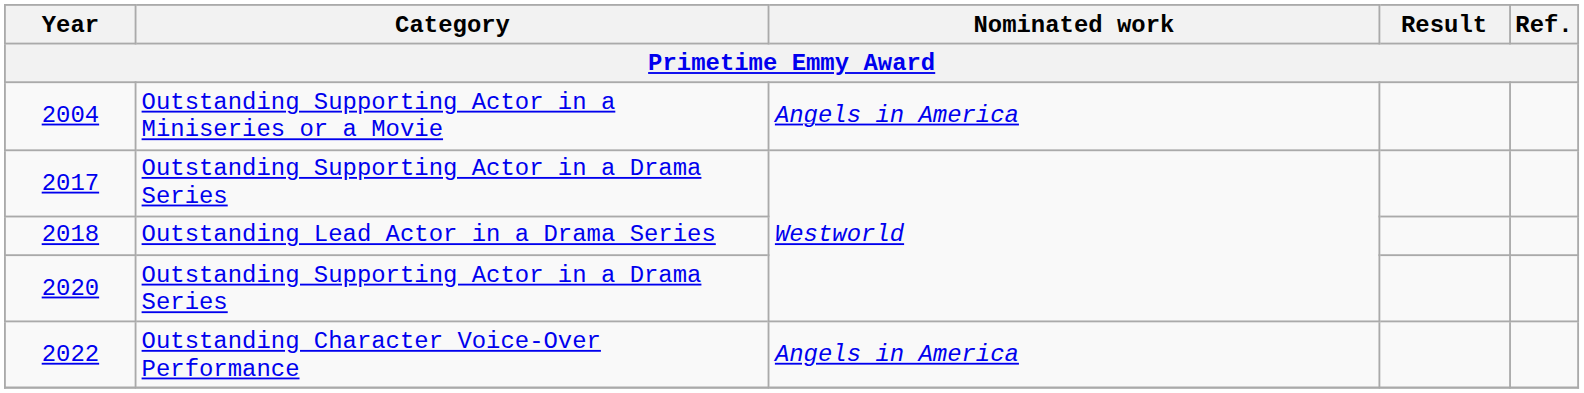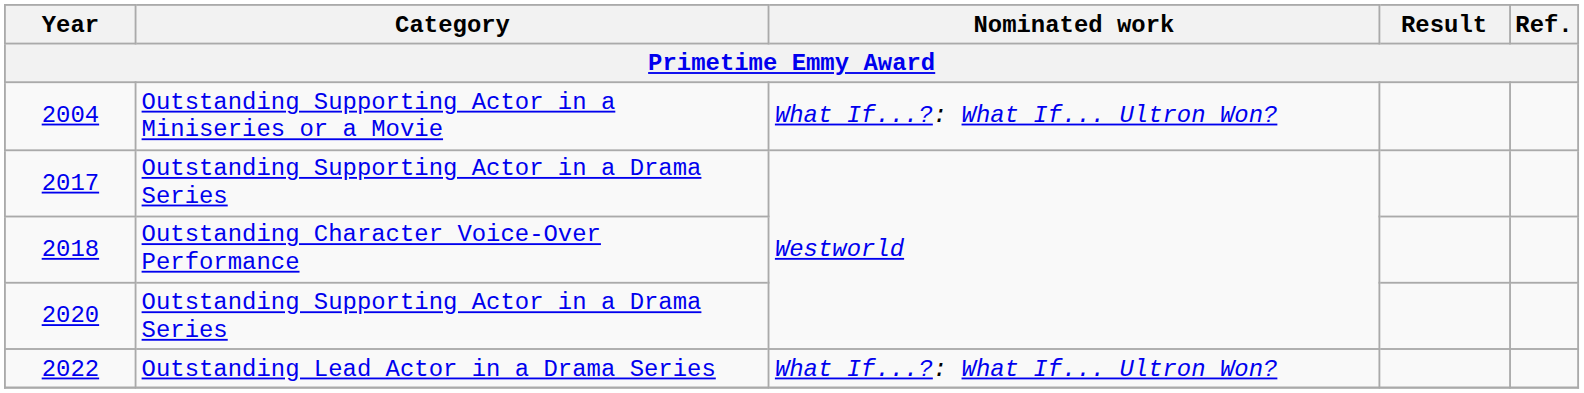(897, 116) Angels in America -> (1026, 116) What If...?: What If... Ultron Won?
(429, 236) Outstanding Lead Actor in a Drama Series -> (371, 249) Outstanding Character Voice-Over Performance
(371, 355) Outstanding Character Voice-Over Performance -> (429, 369) Outstanding Lead Actor in a Drama Series
(897, 355) Angels in America -> (1026, 369) What If...?: What If... Ultron Won?
